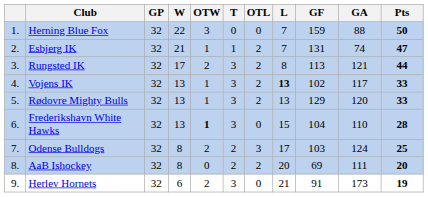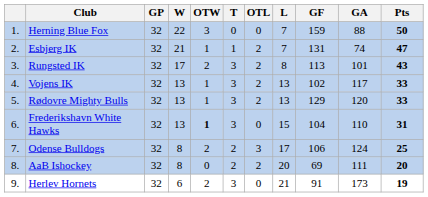(359, 65) 121 -> (359, 65) 101
(402, 65) 44 -> (402, 65) 43
(284, 83) bold -> (284, 83) normal
(402, 124) 28 -> (402, 124) 31
(317, 148) 103 -> (317, 148) 106
